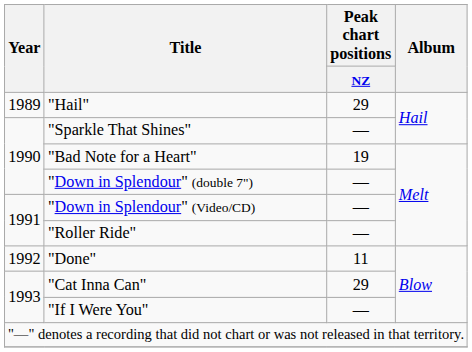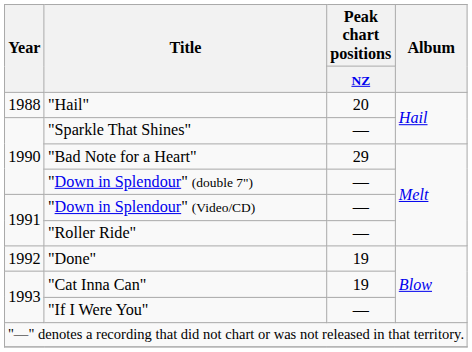(24, 104) 1989 -> (24, 104) 1988
(361, 104) 29 -> (361, 104) 20
(361, 156) 19 -> (361, 156) 29
(361, 258) 11 -> (361, 258) 19
(361, 284) 29 -> (361, 284) 19
